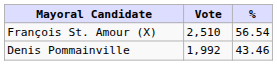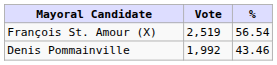(204, 32) 2,510 -> (204, 32) 2,519
